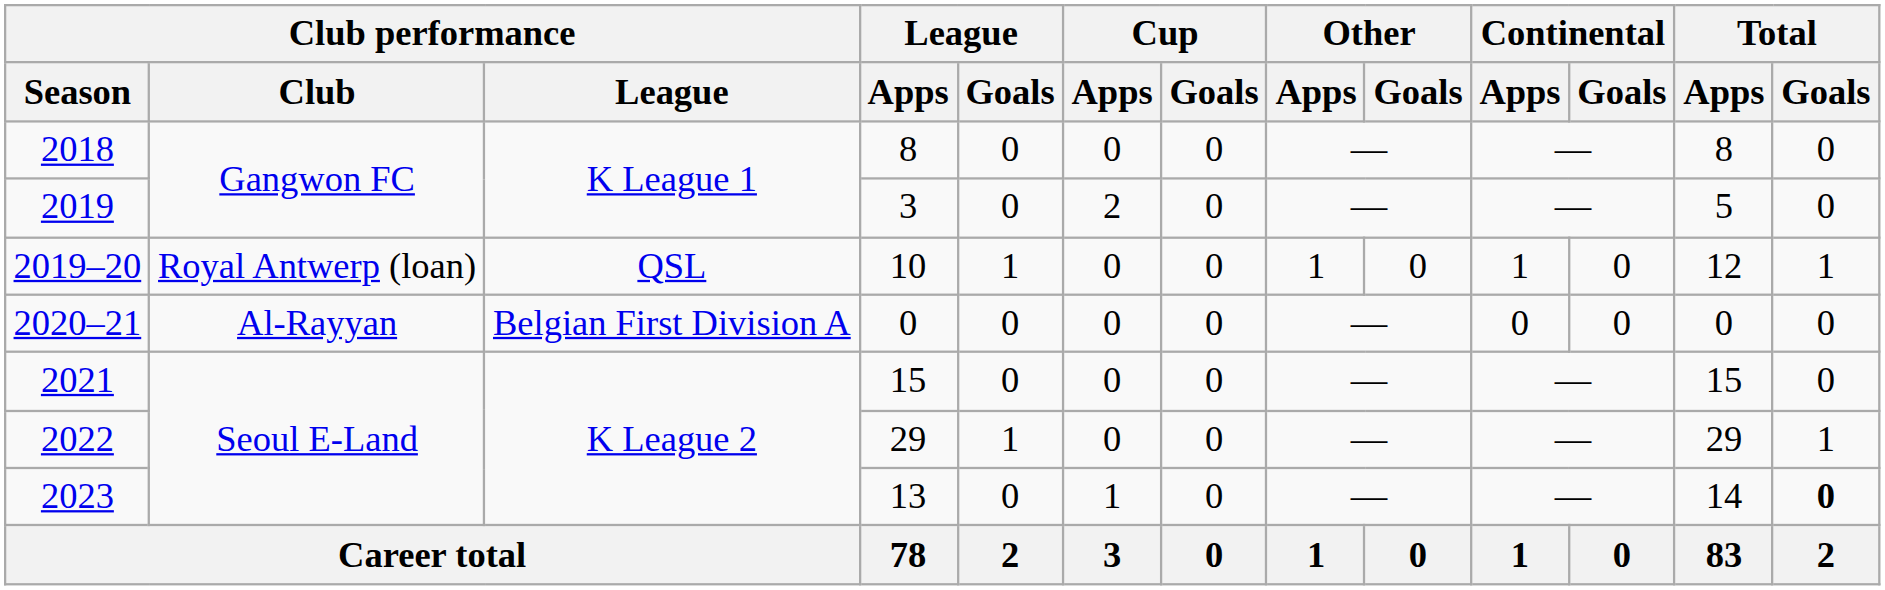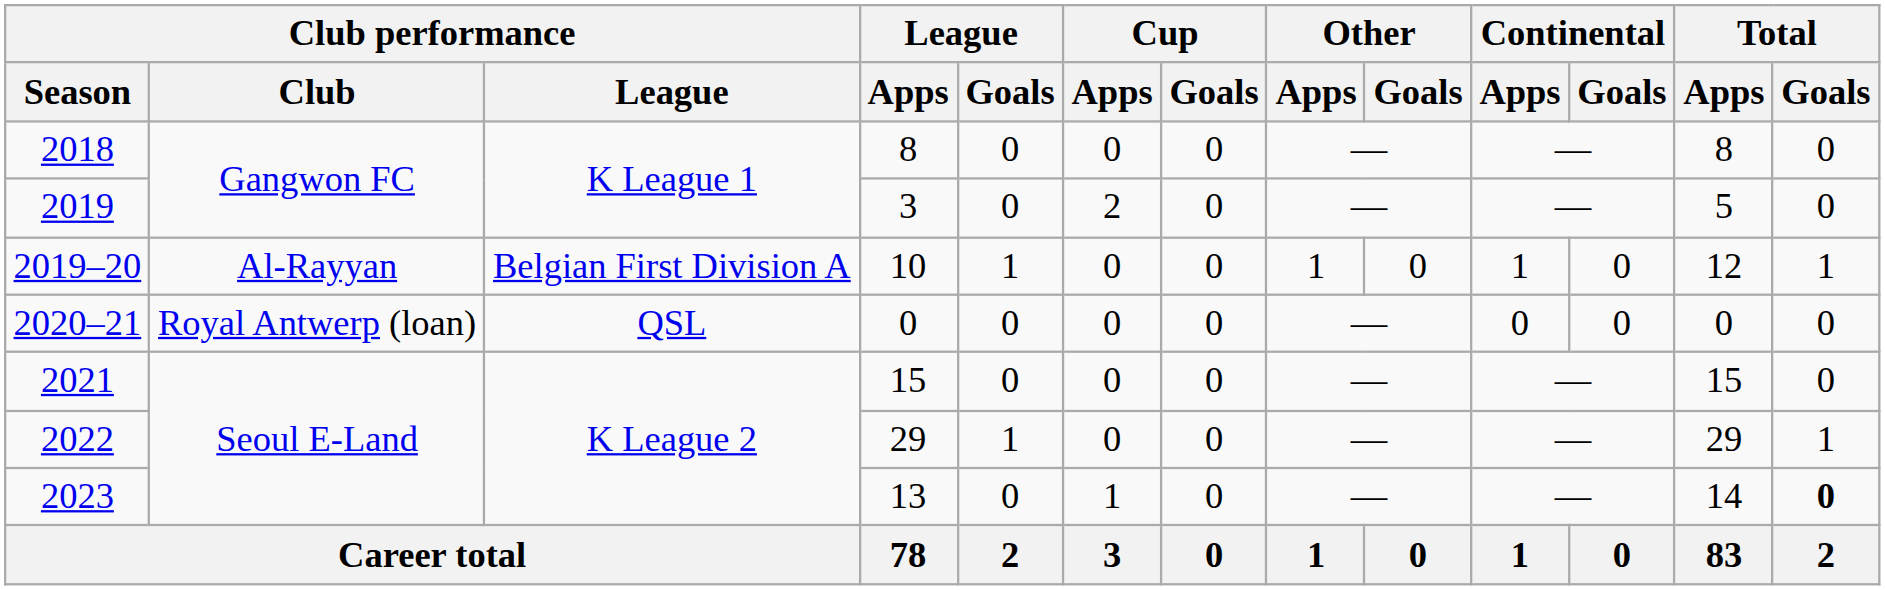(317, 264) Royal Antwerp (loan) -> (317, 264) Al-Rayyan
(672, 264) QSL -> (672, 264) Belgian First Division A
(317, 322) Al-Rayyan -> (317, 322) Royal Antwerp (loan)
(672, 322) Belgian First Division A -> (672, 322) QSL
